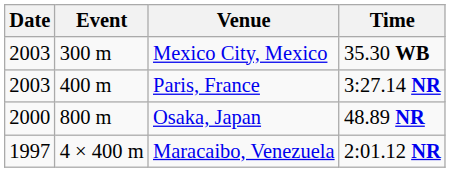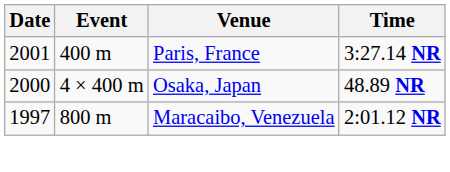- row: (240, 53)
(30, 85) 2003 -> (30, 53) 2001
(86, 118) 800 m -> (102, 85) 4 × 400 m
(102, 150) 4 × 400 m -> (86, 118) 800 m
